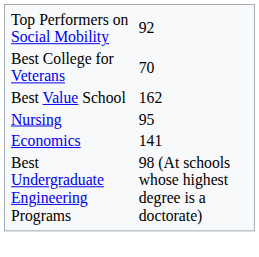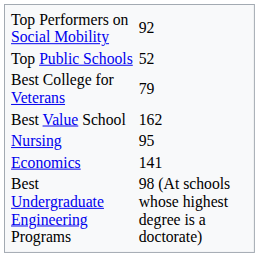+ row: (72, 59)
(147, 67) 70 -> (147, 89) 79
